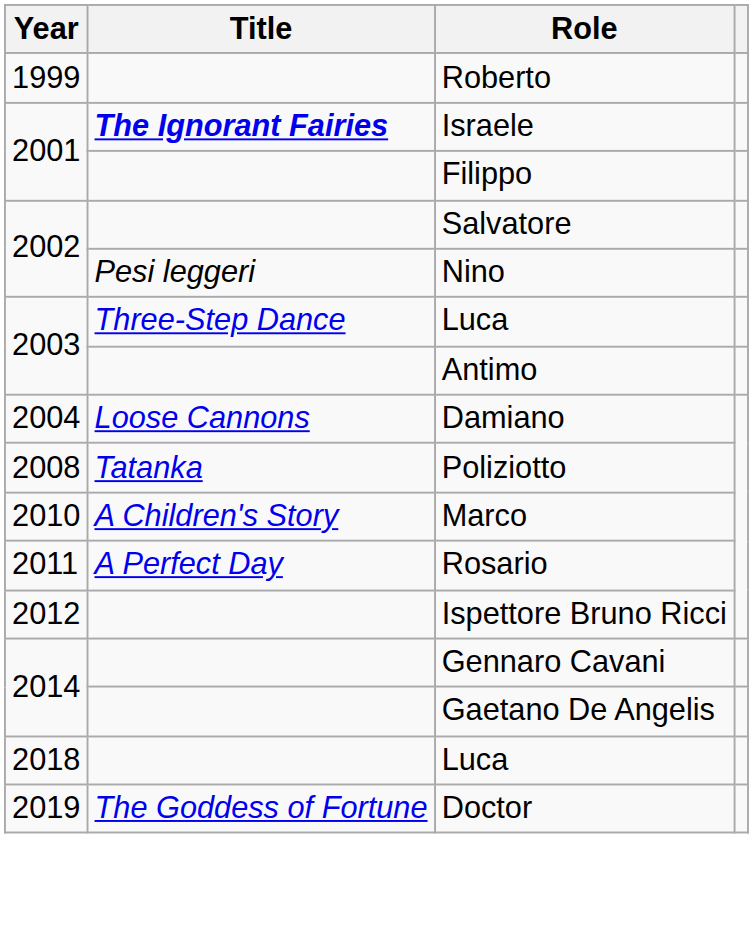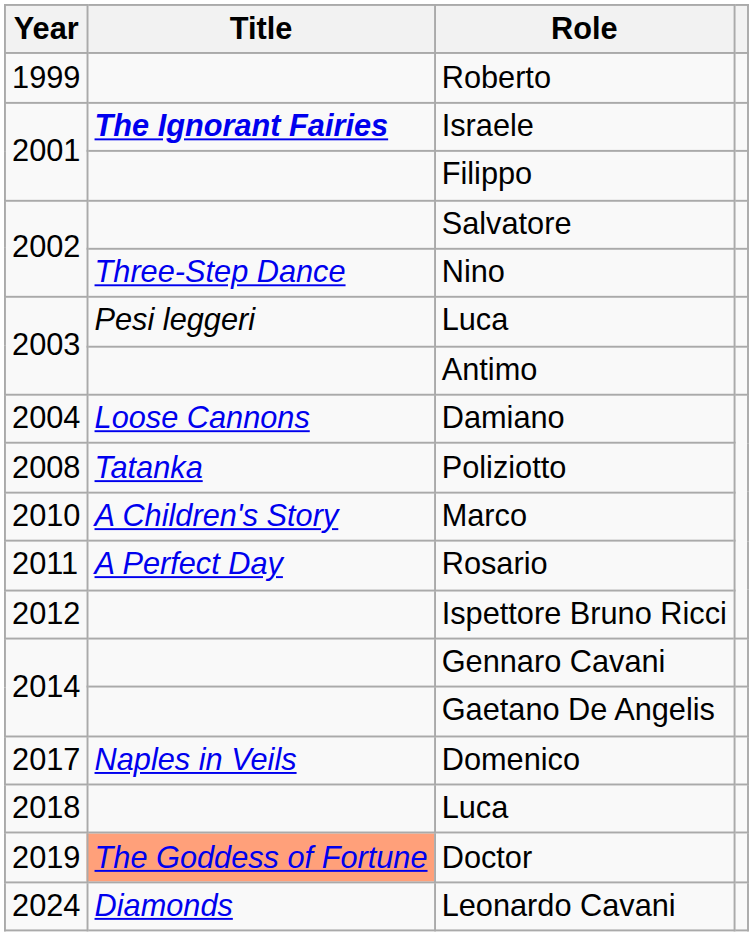(175, 272) Pesi leggeri -> (220, 272) Three-Step Dance
(220, 321) Three-Step Dance -> (175, 321) Pesi leggeri
+ row: (46, 759)
(261, 808) no background -> (261, 857) lightsalmon background
+ row: (46, 905)
